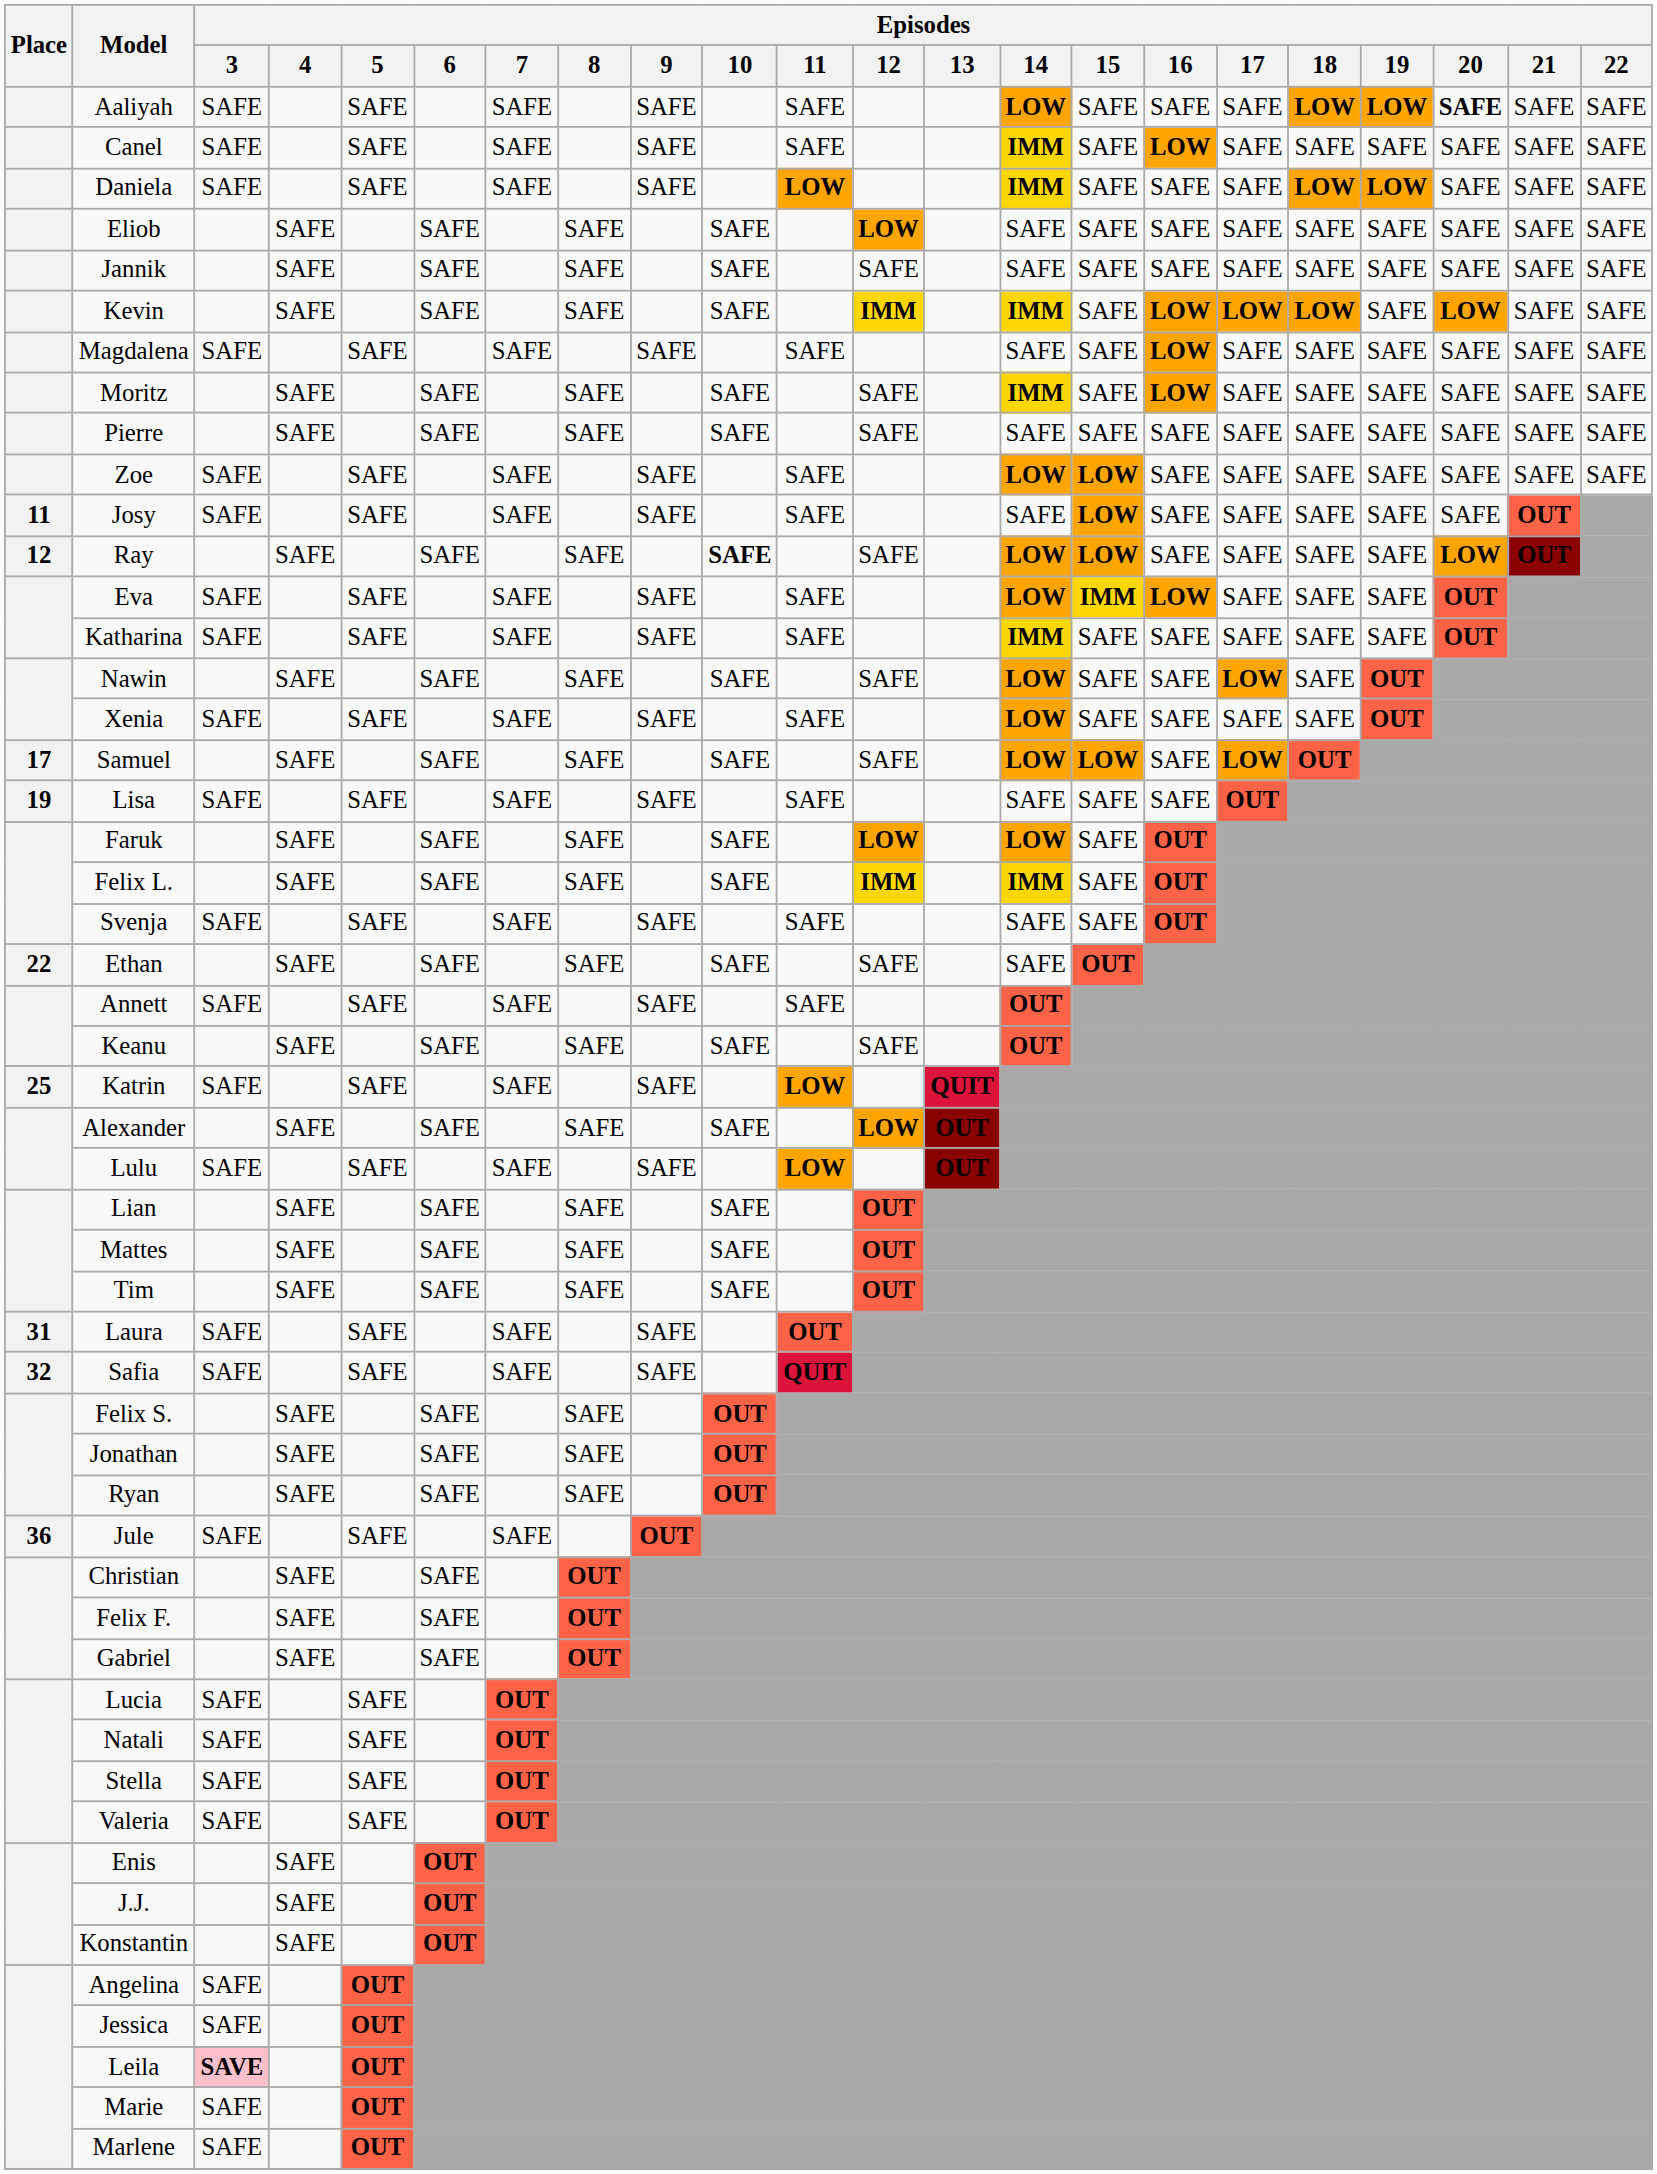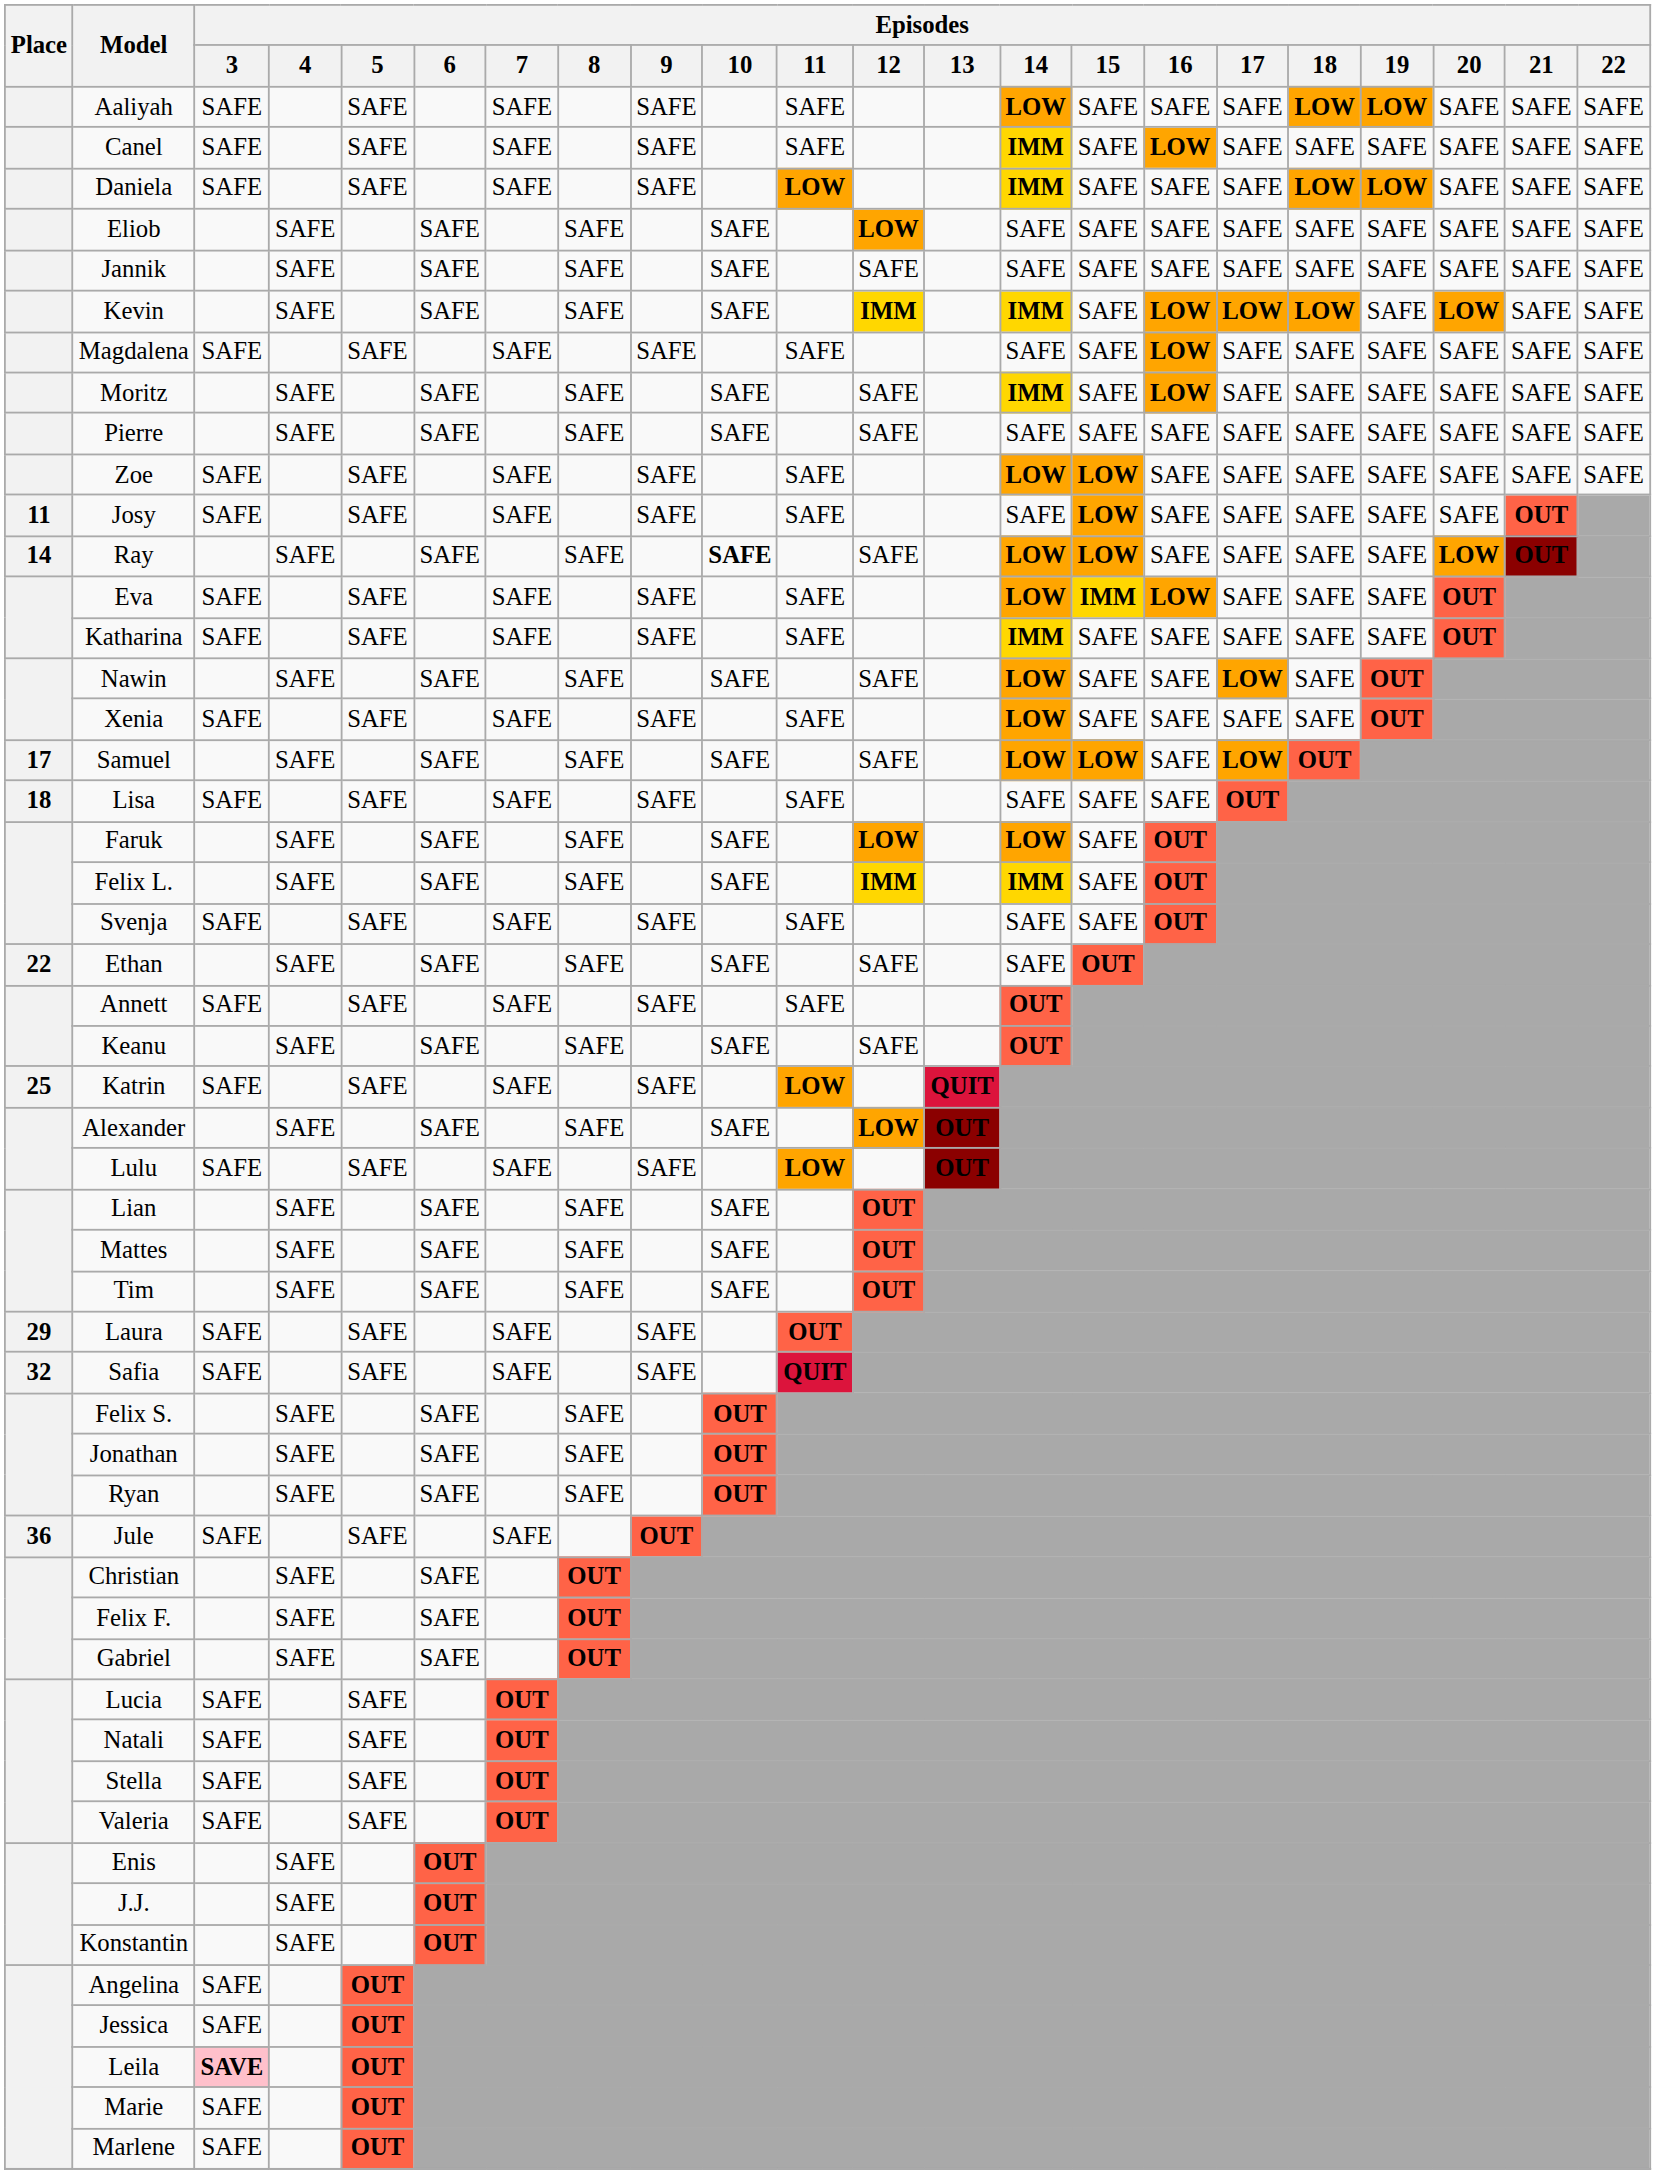(1470, 106) bold -> (1469, 106) normal
(39, 555) 12 -> (39, 555) 14
(39, 800) 19 -> (39, 800) 18
(39, 1331) 31 -> (39, 1331) 29
